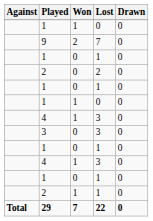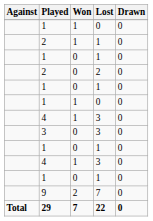rows swapped: (44, 42) <-> (44, 193)
